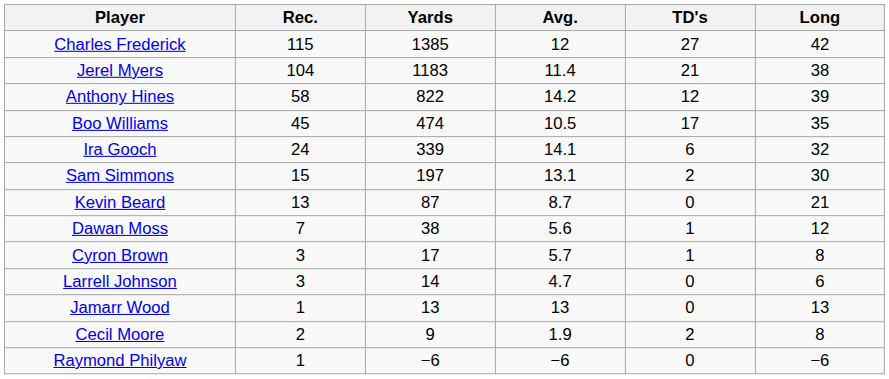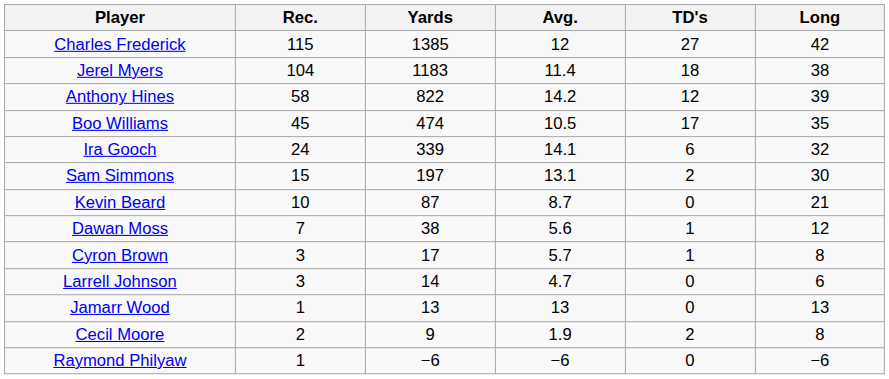(690, 70) 21 -> (690, 70) 18
(300, 202) 13 -> (300, 202) 10
